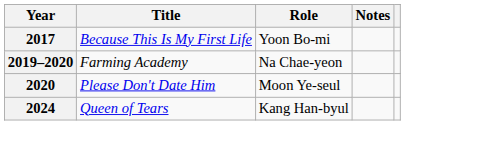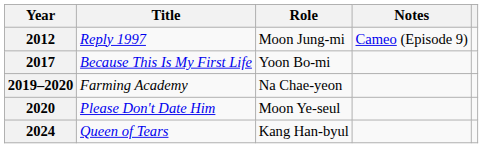+ row: (41, 39)
